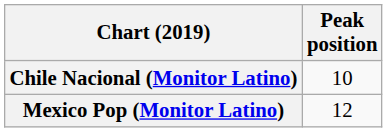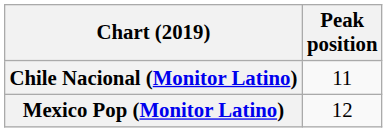(342, 77) 10 -> (342, 77) 11
